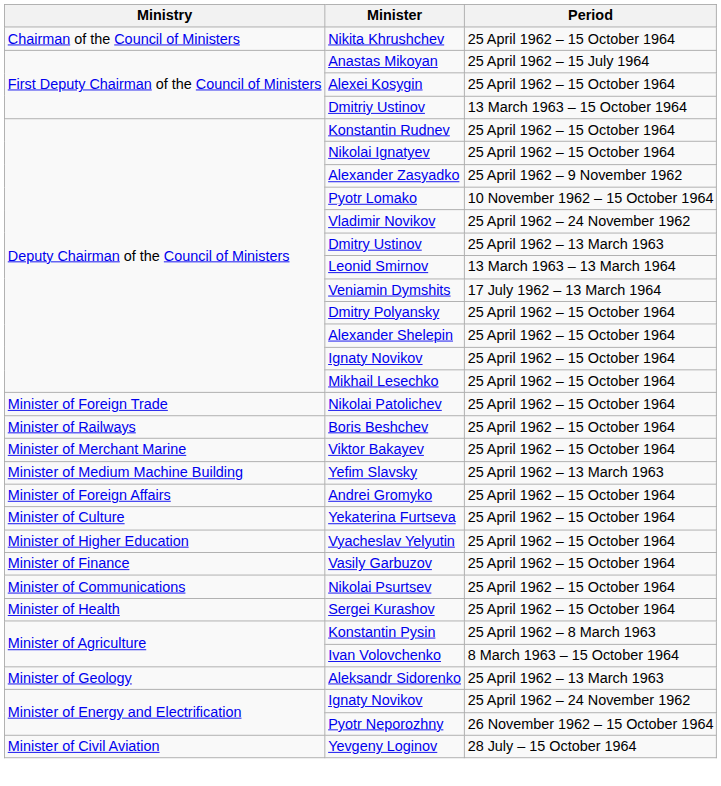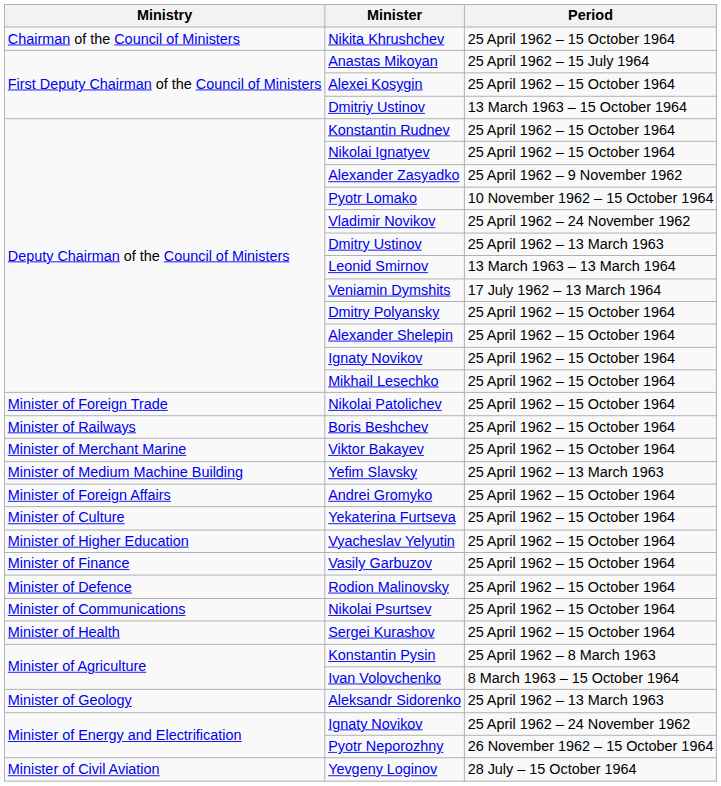+ row: (70, 586)
